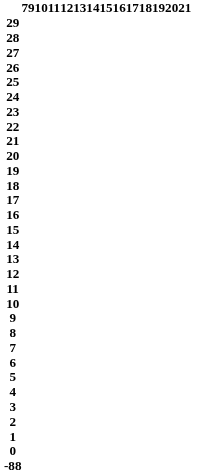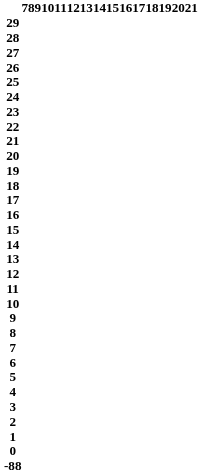+ column: (31, 8)
